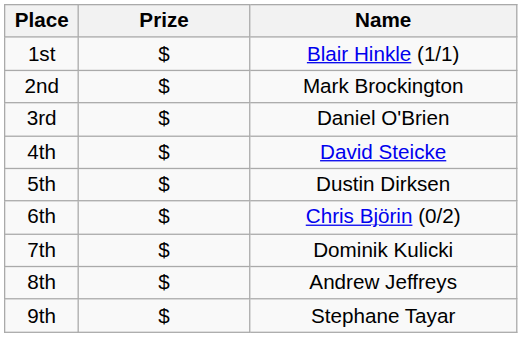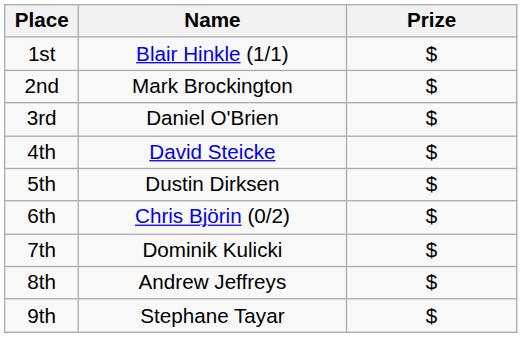columns swapped: (383, 20) <-> (164, 20)
